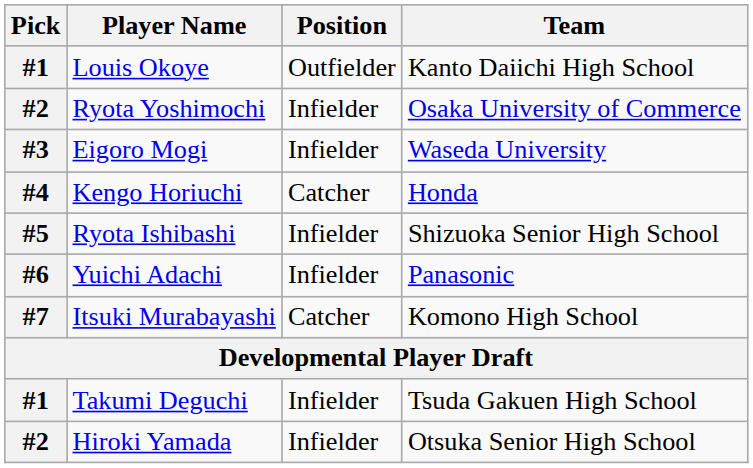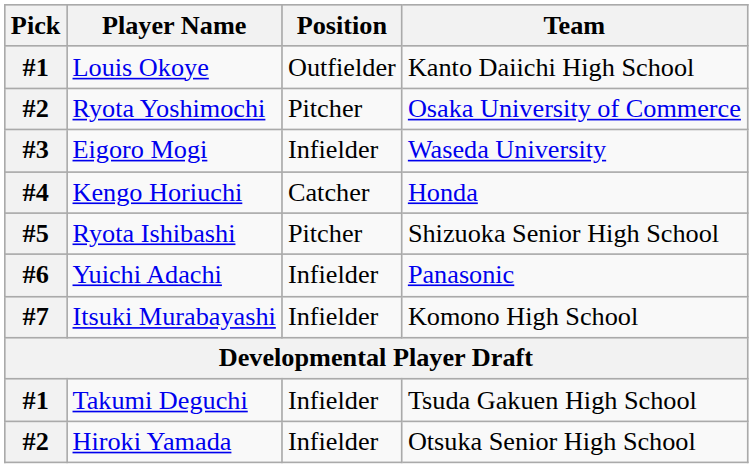(333, 108) Infielder -> (325, 108) Pitcher
(333, 233) Infielder -> (325, 233) Pitcher
(329, 316) Catcher -> (333, 316) Infielder
